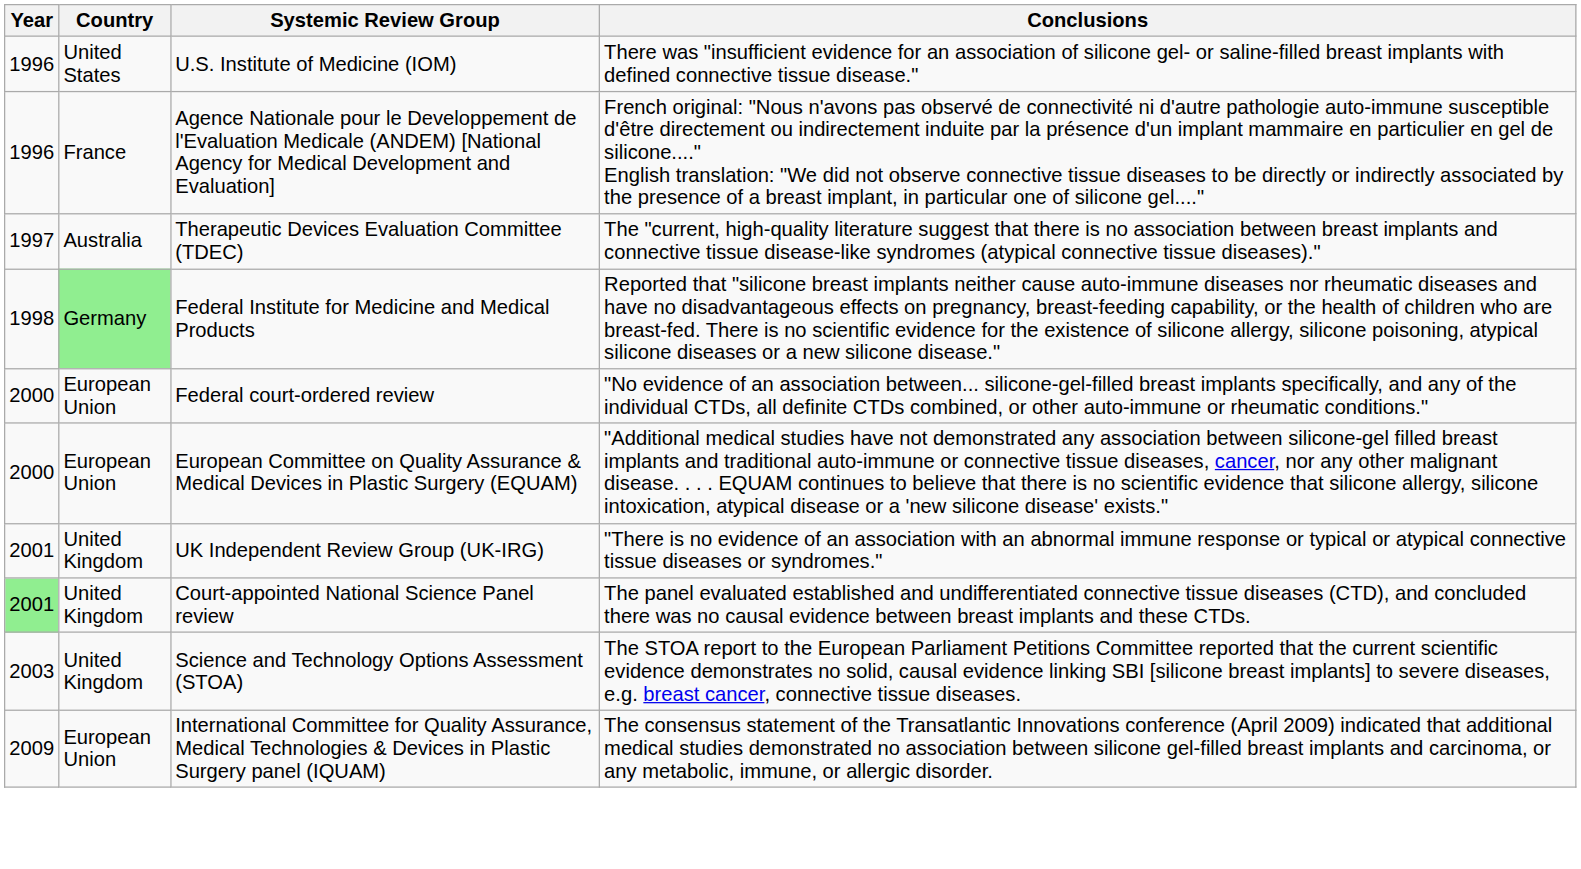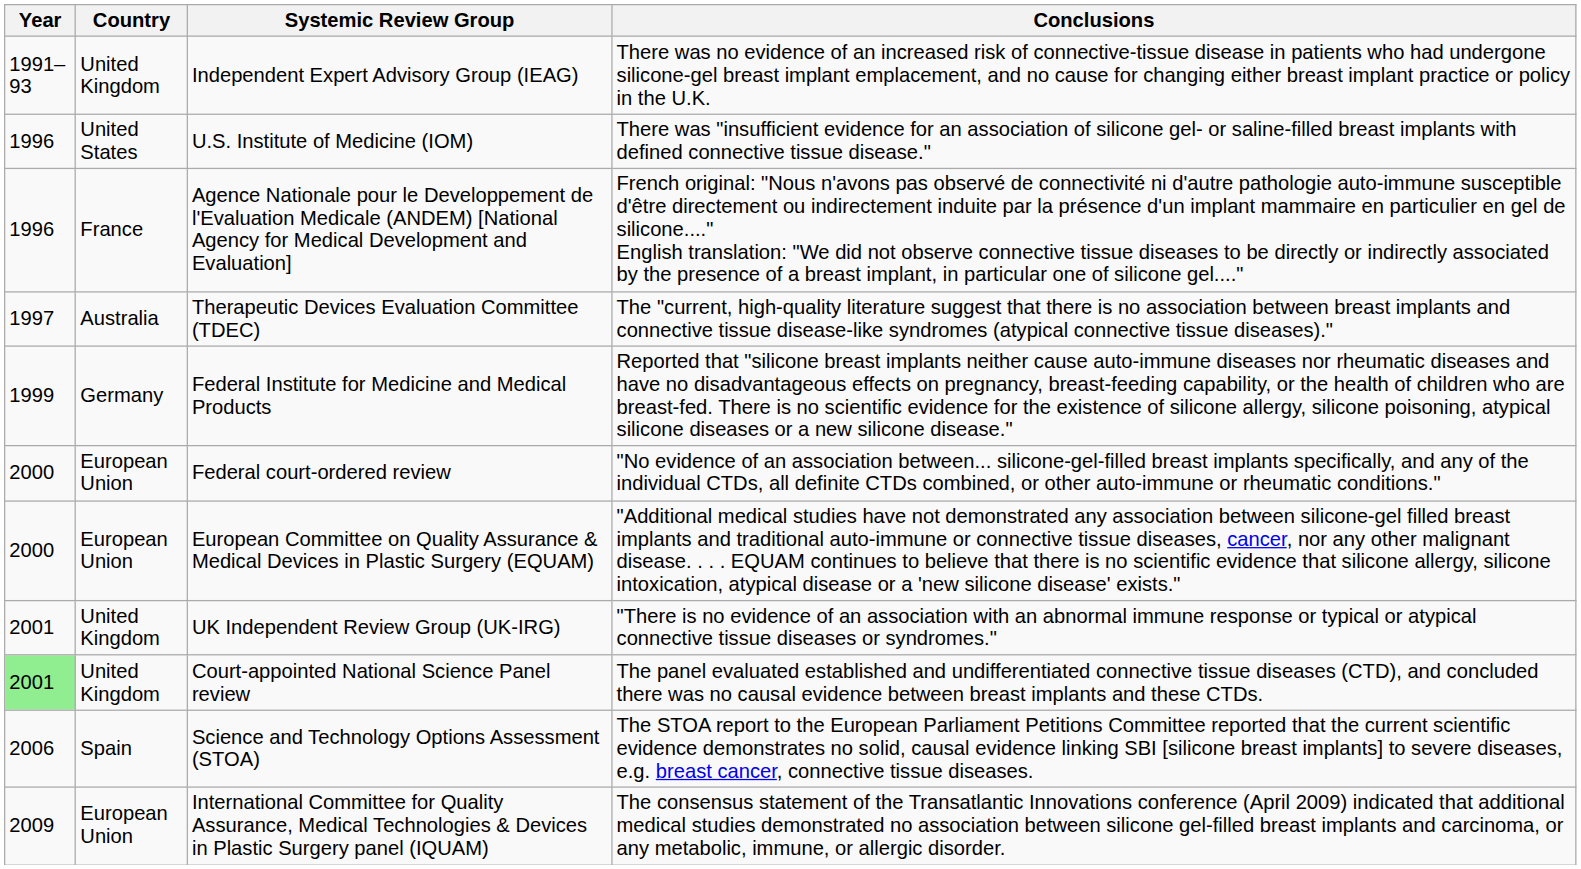+ row: (385, 75)
(32, 318) 1998 -> (32, 395) 1999
(105, 318) lightgreen background -> (122, 395) no background
(32, 671) 2003 -> (32, 748) 2006
(103, 671) United Kingdom -> (106, 748) Spain
